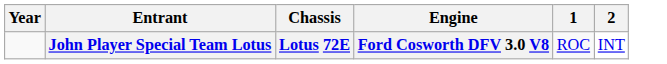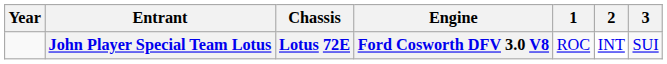+ column: (646, 18)
